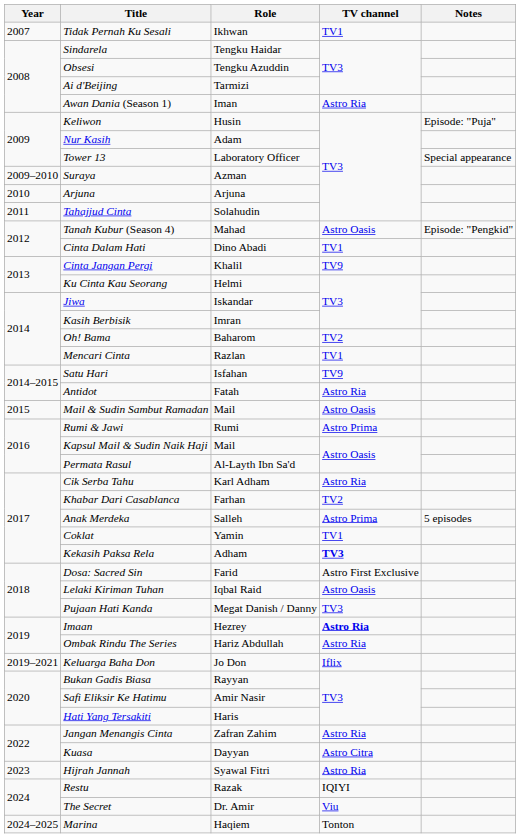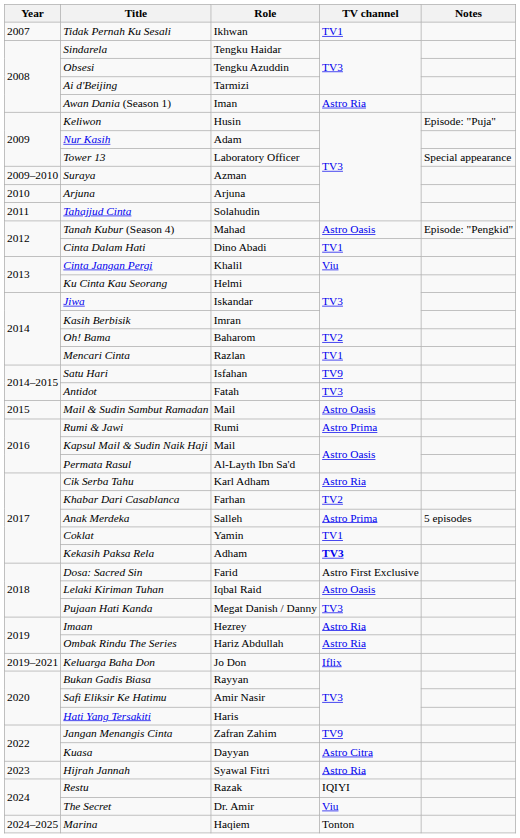(333, 265) TV9 -> (330, 265) Viu
(344, 391) Astro Ria -> (333, 391) TV3
(346, 626) bold -> (344, 626) normal
(344, 734) Astro Ria -> (333, 734) TV9
